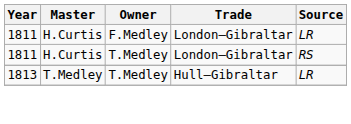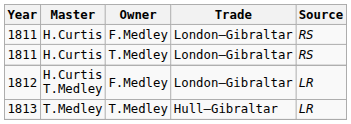(306, 35) LR -> (306, 35) RS
+ row: (22, 82)
